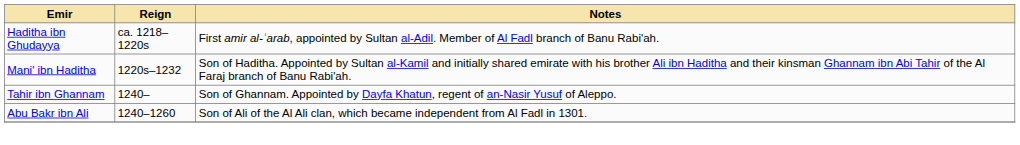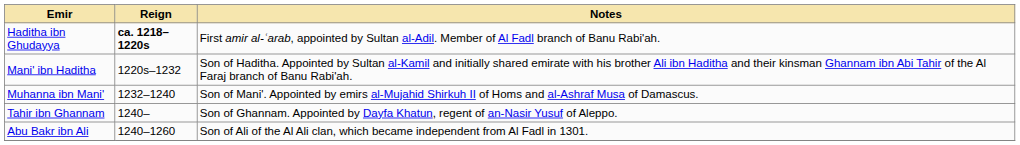(143, 38) normal -> (143, 38) bold
+ row: (56, 94)
